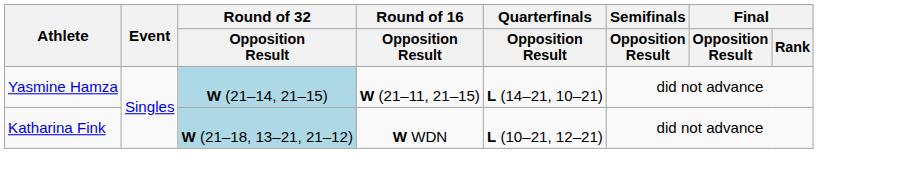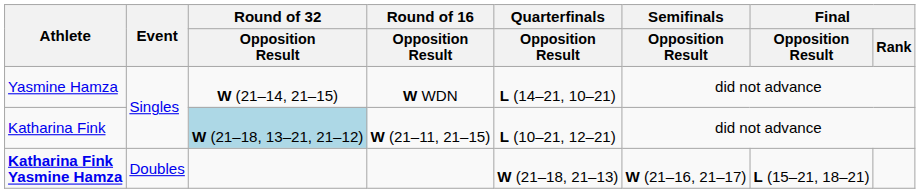(267, 96) lightblue background -> (278, 96) no background
(420, 96) W (21–11, 21–15) -> (430, 96) W WDN
(420, 137) W WDN -> (430, 137) W (21–11, 21–15)
+ row: (65, 169)
